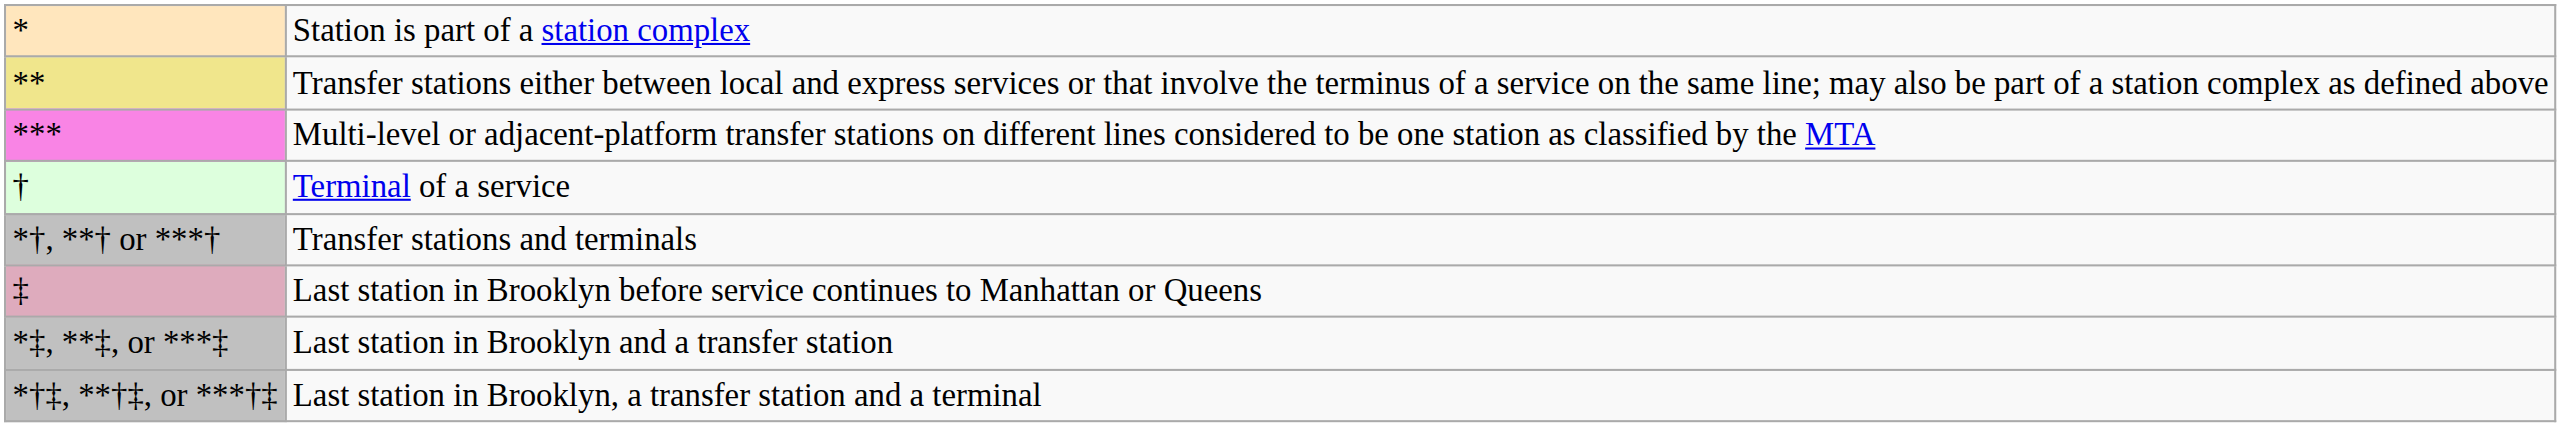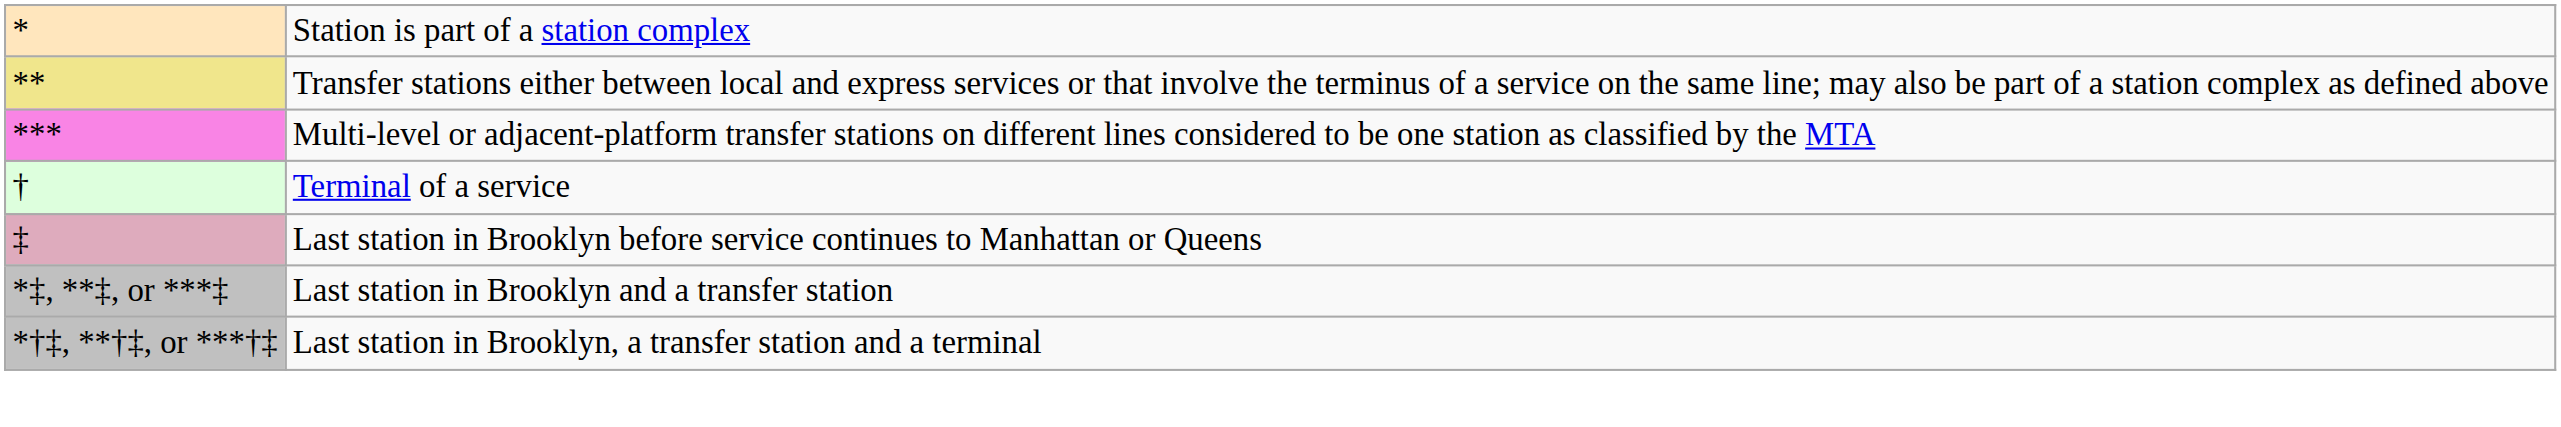- row: (495, 238)
